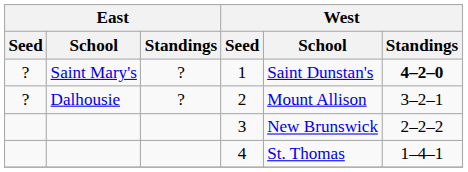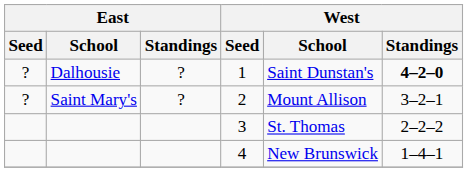(94, 72) Saint Mary's -> (85, 72) Dalhousie
(85, 99) Dalhousie -> (94, 99) Saint Mary's
(323, 126) New Brunswick -> (306, 126) St. Thomas
(306, 153) St. Thomas -> (323, 153) New Brunswick
